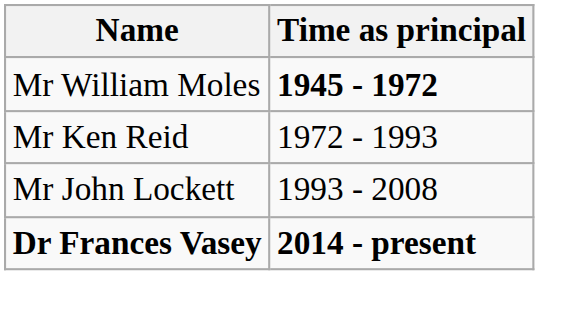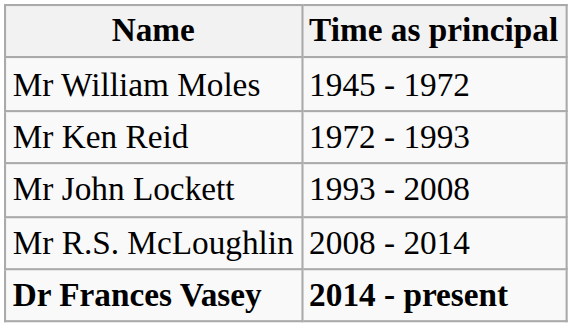(357, 83) bold -> (390, 83) normal
+ row: (153, 242)
